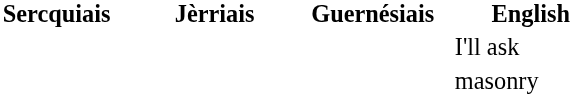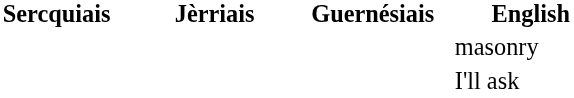rows swapped: (497, 80) <-> (487, 47)
